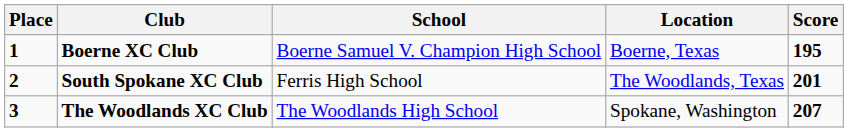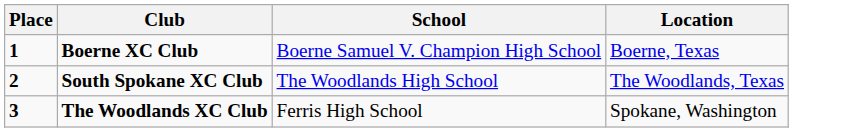- column: (816, 19)
(350, 80) Ferris High School -> (387, 80) The Woodlands High School
(387, 111) The Woodlands High School -> (350, 111) Ferris High School
